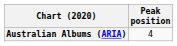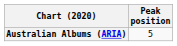(151, 34) 4 -> (151, 34) 5
